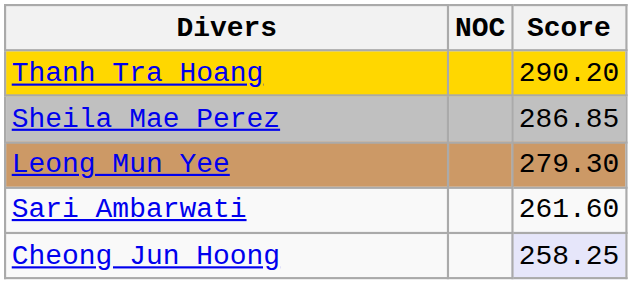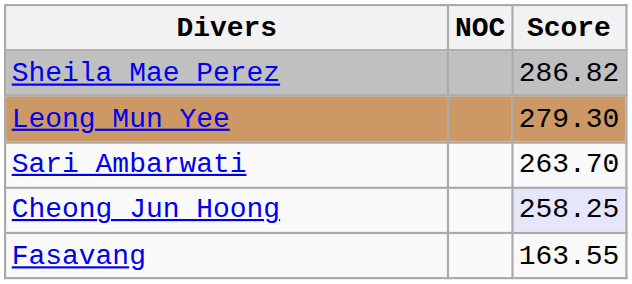- row: (138, 73)
(569, 119) 286.85 -> (569, 73) 286.82
(569, 210) 261.60 -> (569, 165) 263.70
+ row: (79, 256)
